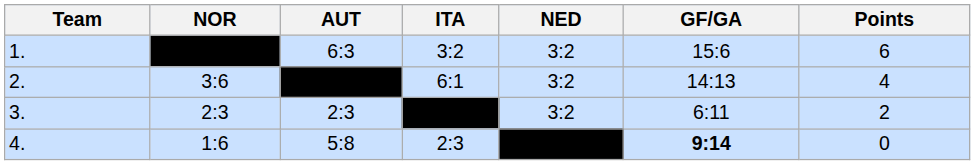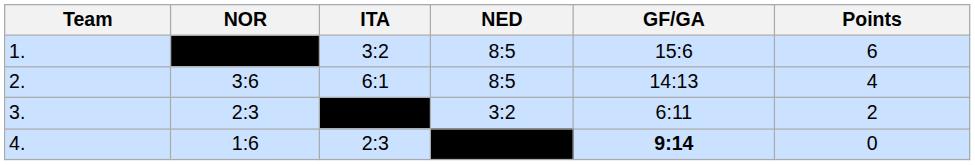- column: (341, 19)
(561, 50) 3:2 -> (502, 50) 8:5
(561, 81) 3:2 -> (502, 81) 8:5
